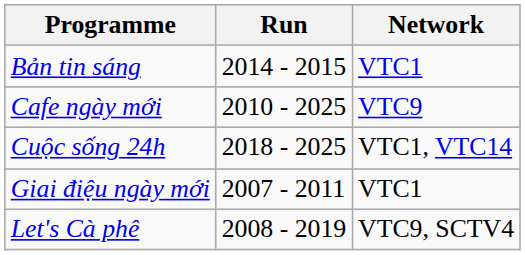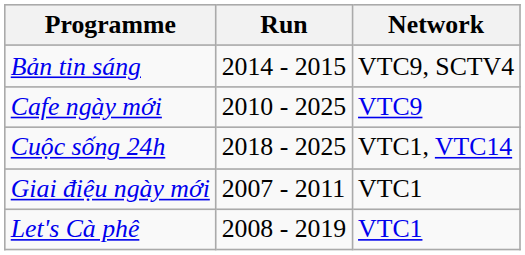(390, 65) VTC1 -> (436, 65) VTC9, SCTV4
(436, 229) VTC9, SCTV4 -> (390, 229) VTC1
